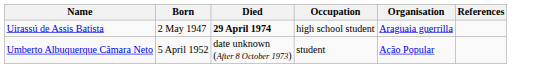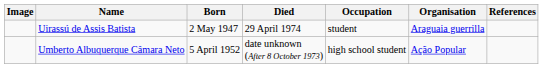+ column: (20, 12)
(242, 28) bold -> (273, 28) normal
(335, 28) high school student -> (342, 28) student
(311, 50) student -> (367, 50) high school student
